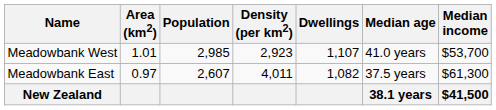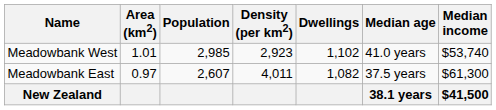(343, 53) 1,107 -> (343, 53) 1,102
(465, 53) $53,700 -> (465, 53) $53,740
